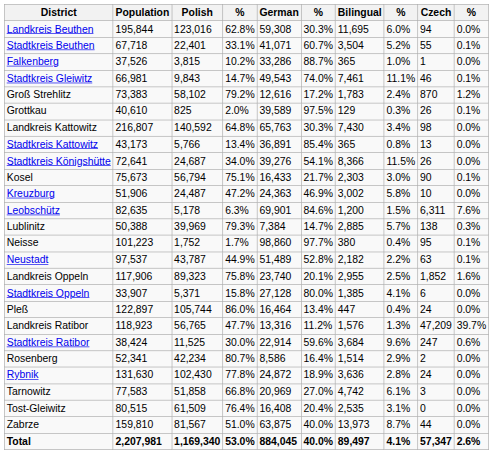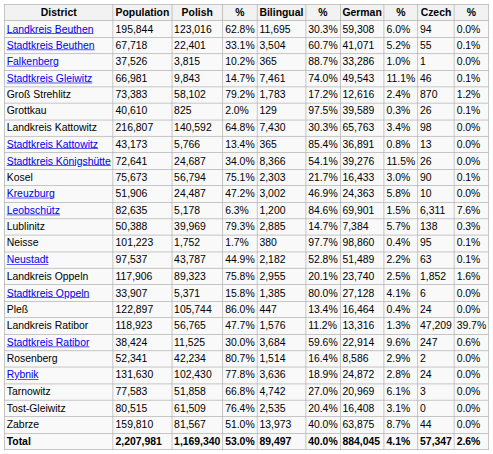columns swapped: (279, 12) <-> (360, 12)
